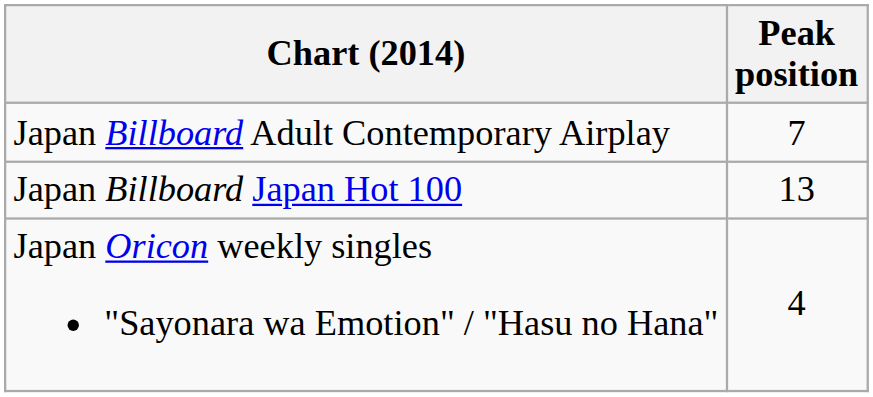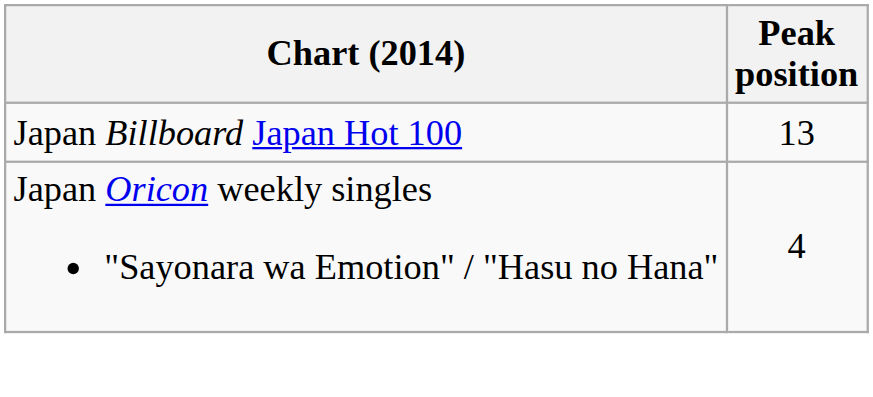- row: (342, 131)
